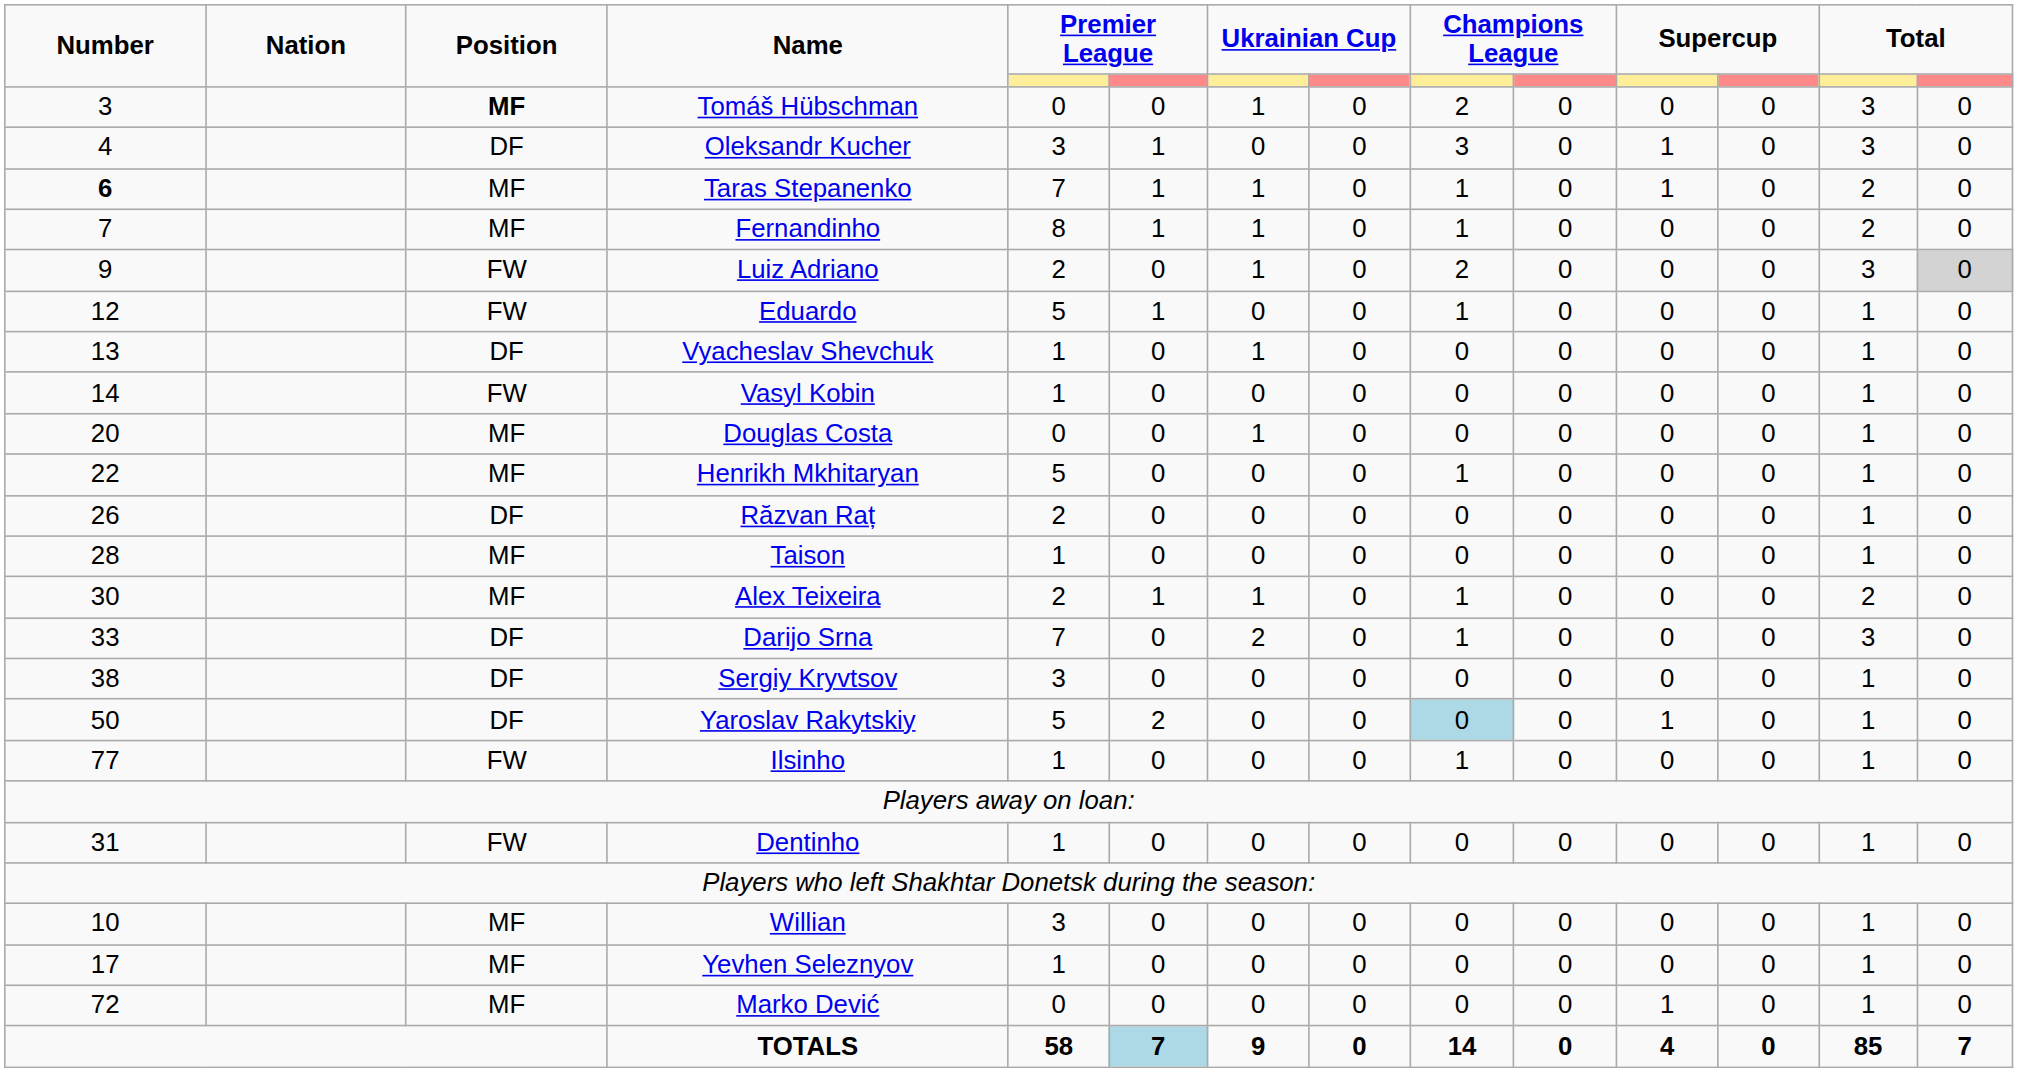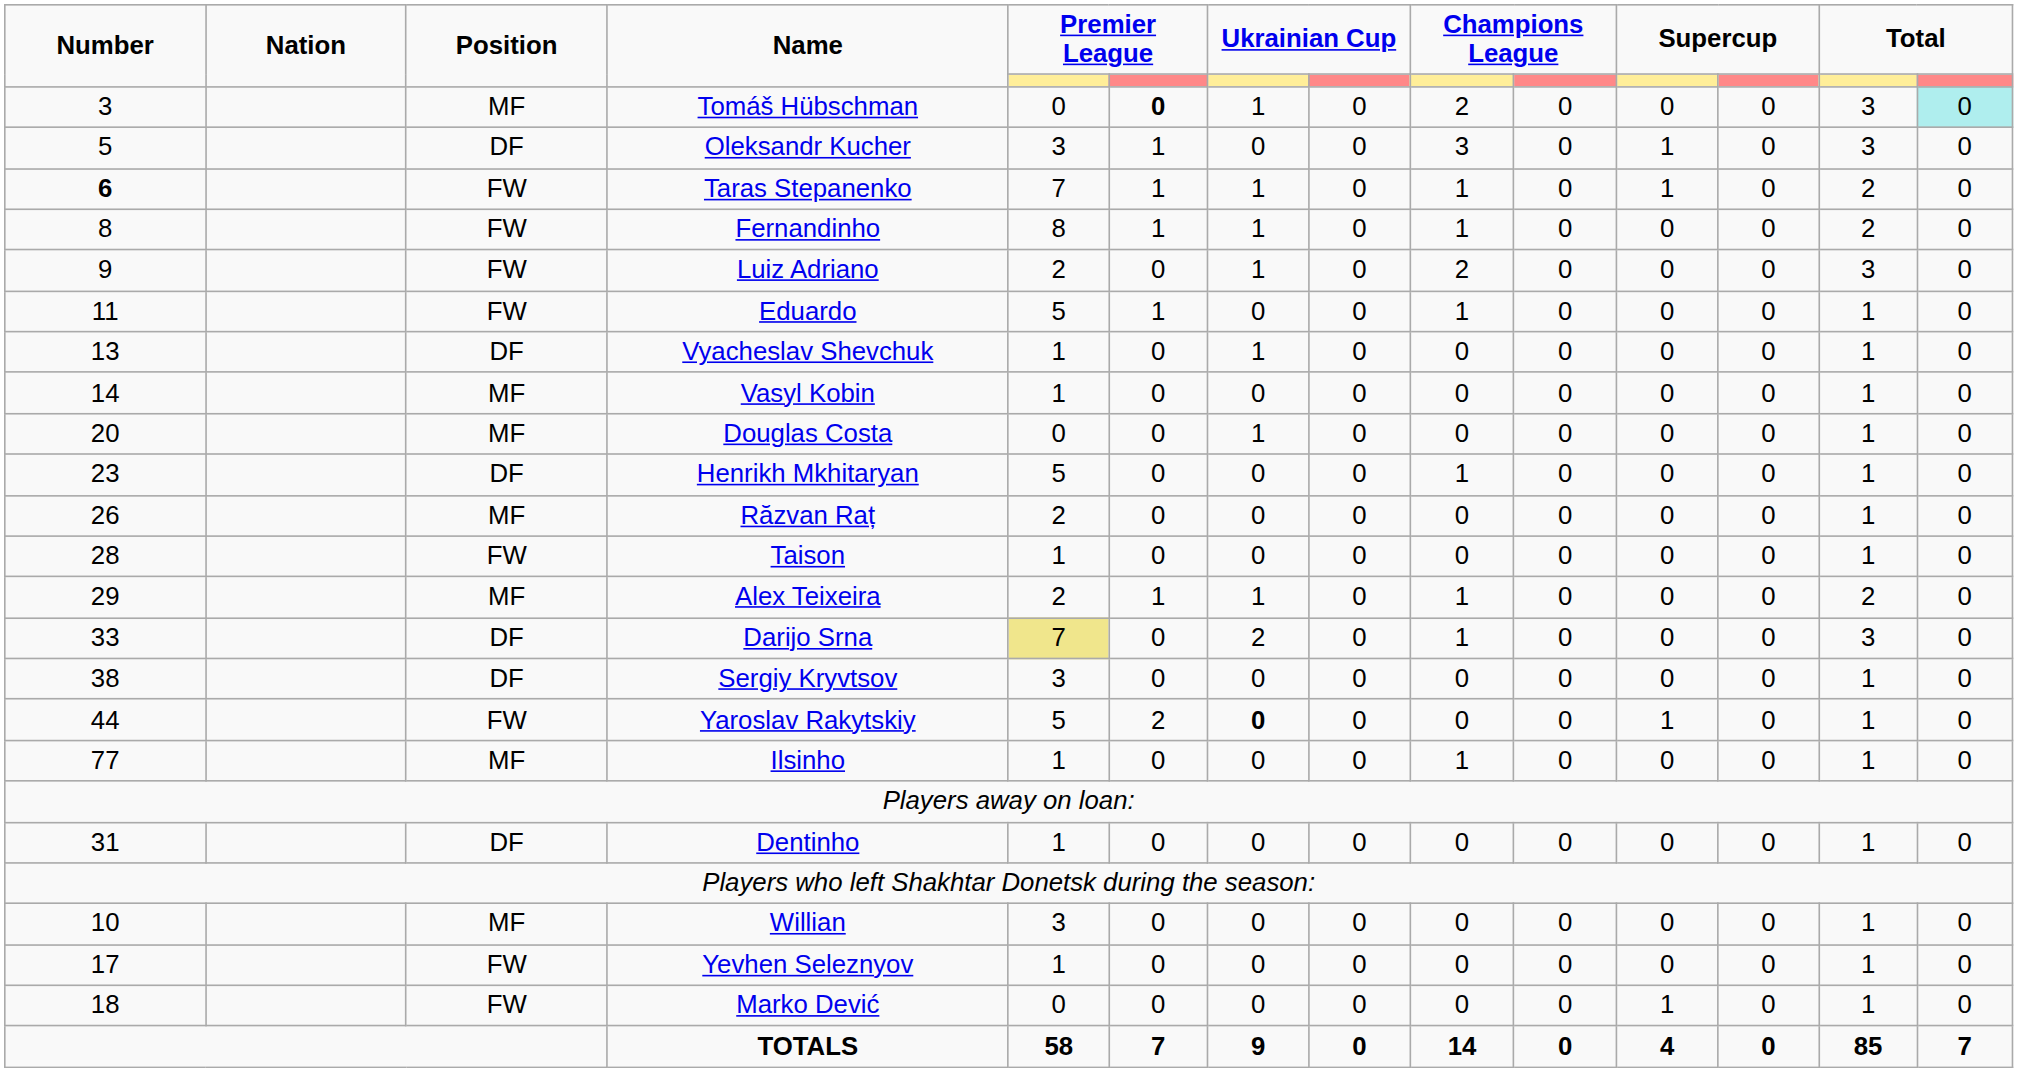(507, 106) bold -> (507, 106) normal
(1158, 106) normal -> (1158, 106) bold
(1965, 106) no background -> (1965, 106) paleturquoise background
(105, 147) 4 -> (105, 147) 5
(507, 188) MF -> (507, 188) FW
(105, 229) 7 -> (105, 229) 8
(507, 229) MF -> (507, 229) FW
(1965, 270) lightgrey background -> (1965, 270) no background
(105, 310) 12 -> (105, 310) 11
(507, 392) FW -> (507, 392) MF
(105, 474) 22 -> (105, 474) 23
(507, 474) MF -> (507, 474) DF
(507, 515) DF -> (507, 515) MF
(507, 556) MF -> (507, 556) FW
(105, 596) 30 -> (105, 596) 29
(1059, 637) no background -> (1059, 637) khaki background
(105, 719) 50 -> (105, 719) 44
(507, 719) DF -> (507, 719) FW
(1258, 719) normal -> (1258, 719) bold
(1462, 719) lightblue background -> (1462, 719) no background
(507, 760) FW -> (507, 760) MF
(507, 842) FW -> (507, 842) DF
(507, 964) MF -> (507, 964) FW
(105, 1005) 72 -> (105, 1005) 18
(507, 1005) MF -> (507, 1005) FW
(1158, 1046) lightblue background -> (1158, 1046) no background
